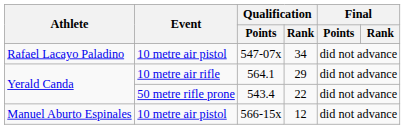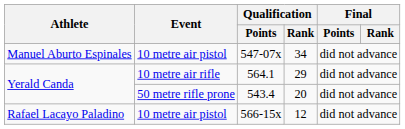(66, 54) Rafael Lacayo Paladino -> (69, 54) Manuel Aburto Espinales
(301, 94) 22 -> (301, 94) 20
(69, 114) Manuel Aburto Espinales -> (66, 114) Rafael Lacayo Paladino
